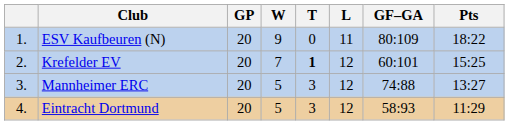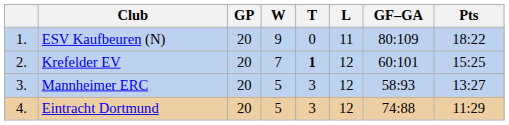(398, 85) 74:88 -> (398, 85) 58:93
(398, 108) 58:93 -> (398, 108) 74:88
